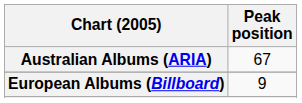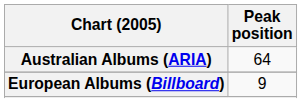(262, 59) 67 -> (262, 59) 64
